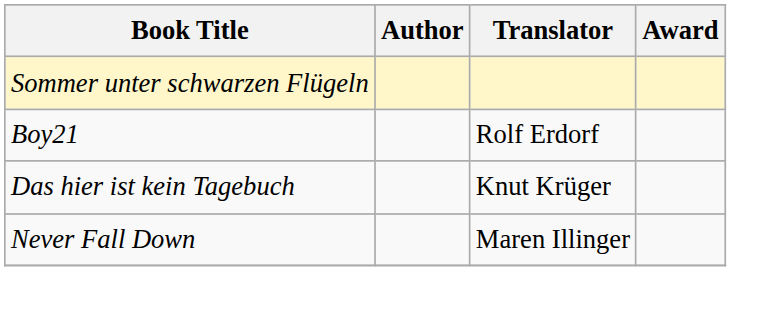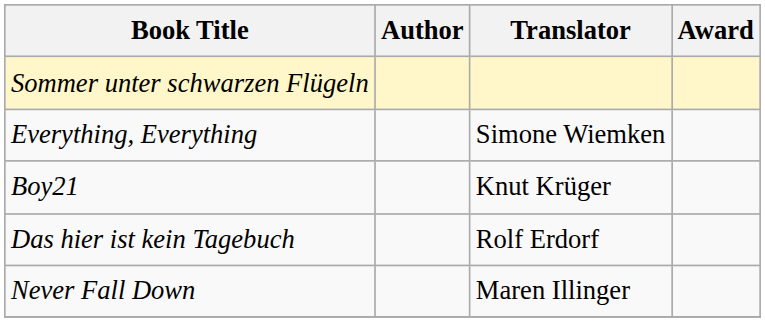+ row: (134, 134)
(537, 134) Rolf Erdorf -> (543, 186) Knut Krüger
(543, 186) Knut Krüger -> (537, 238) Rolf Erdorf
